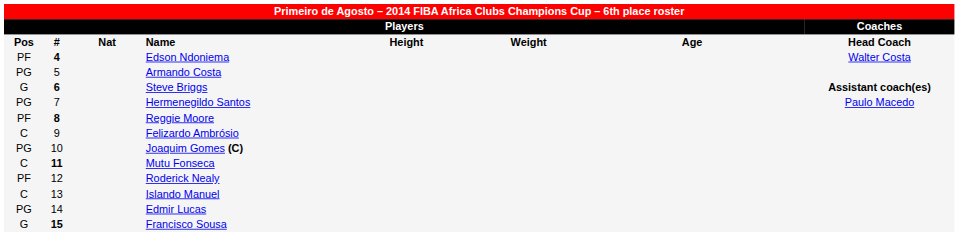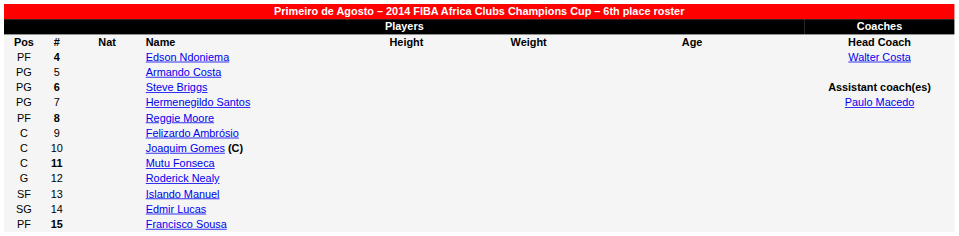(24, 88) G -> (24, 88) PG
(24, 148) PG -> (24, 148) C
(24, 179) PF -> (24, 179) G
(24, 194) C -> (24, 194) SF
(24, 209) PG -> (24, 209) SG
(24, 224) G -> (24, 224) PF
